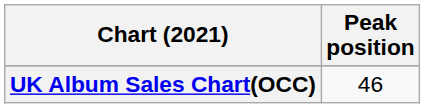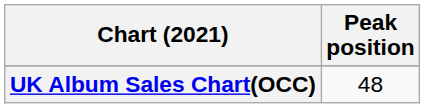(371, 84) 46 -> (371, 84) 48
